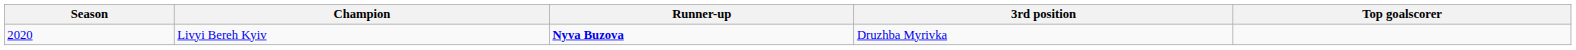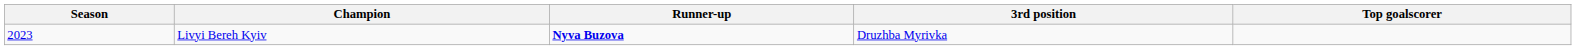(20, 34) 2020 -> (20, 34) 2023
